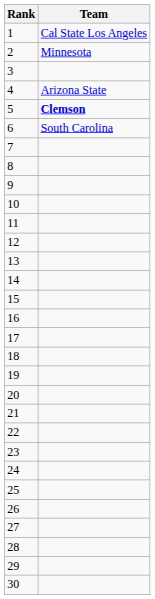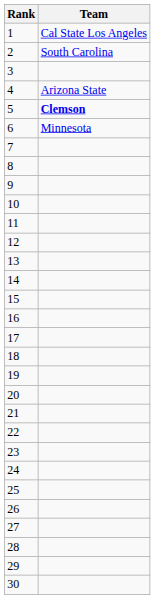(66, 52) Minnesota -> (77, 52) South Carolina
(77, 128) South Carolina -> (66, 128) Minnesota
